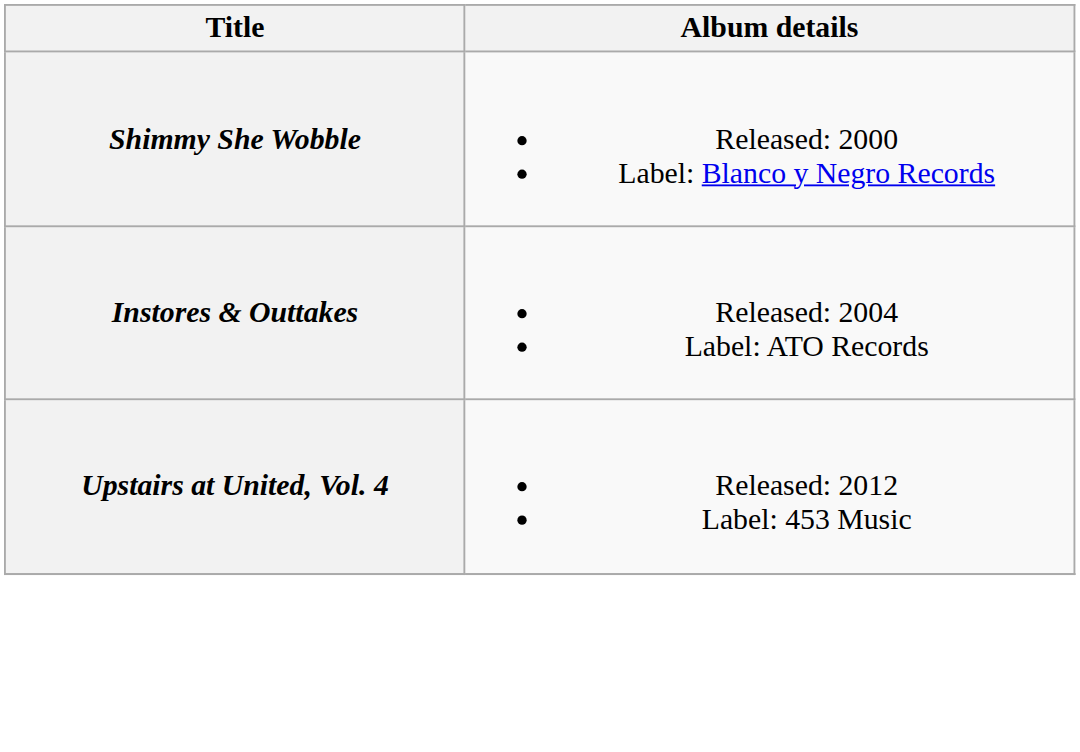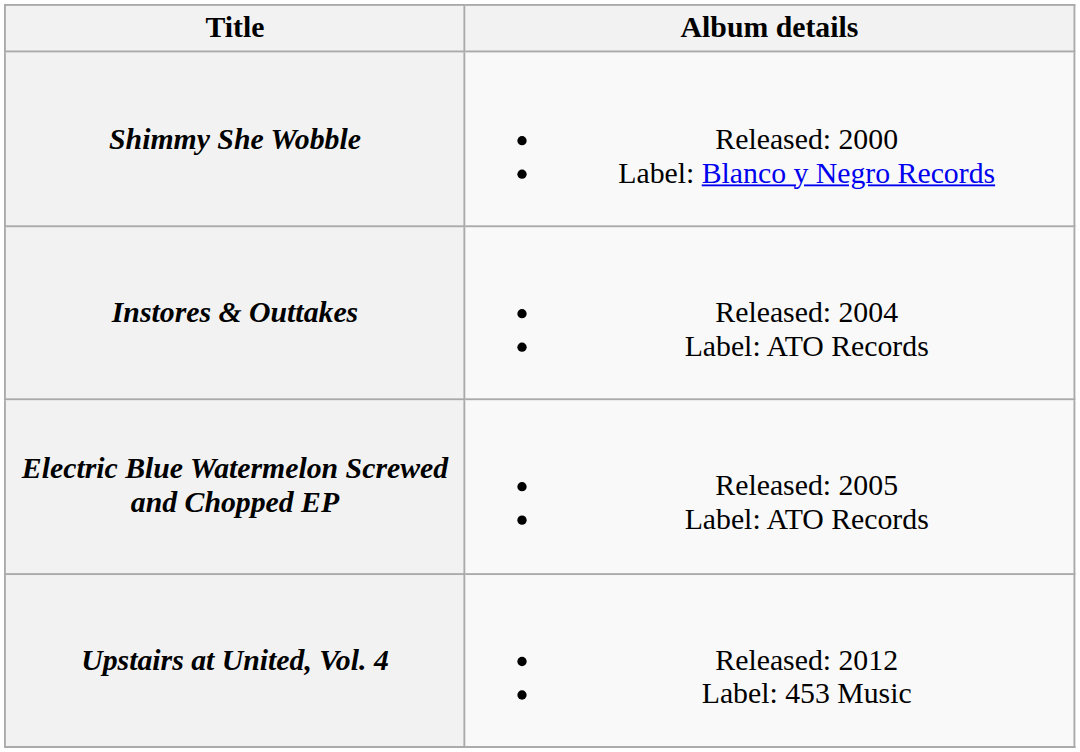+ row: (235, 485)
